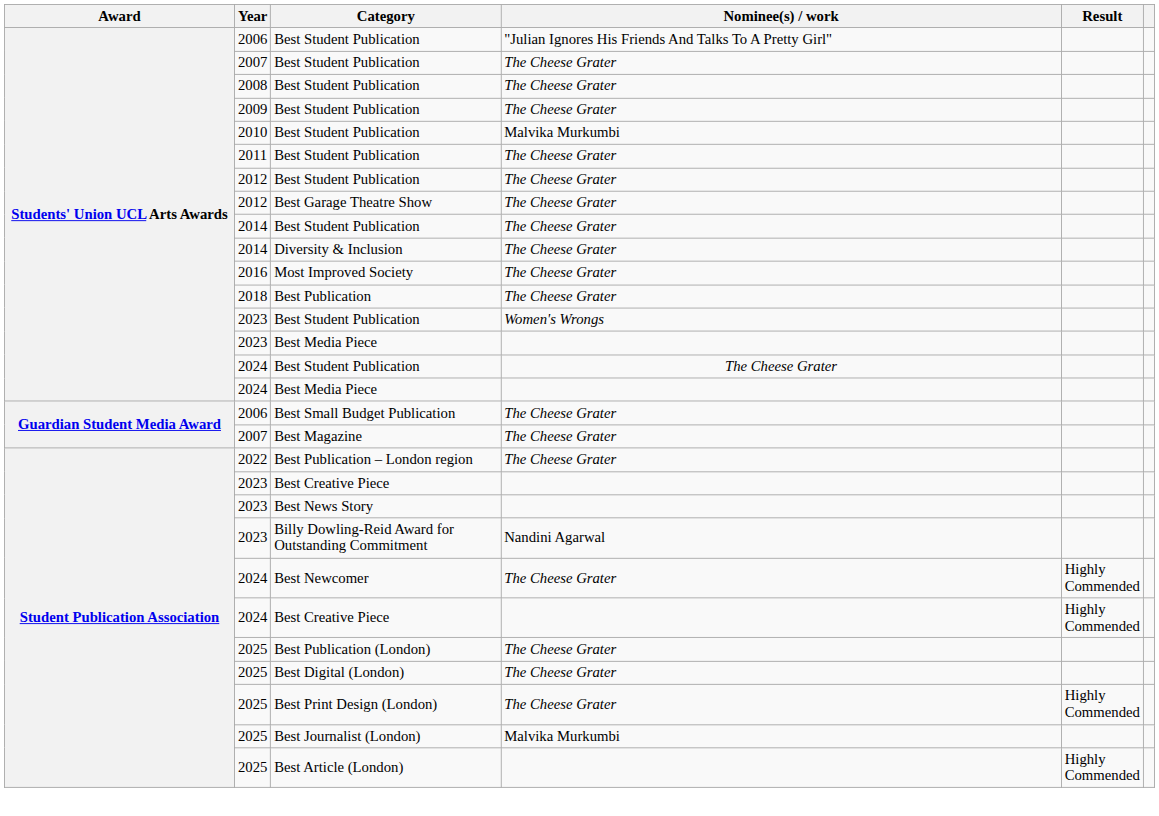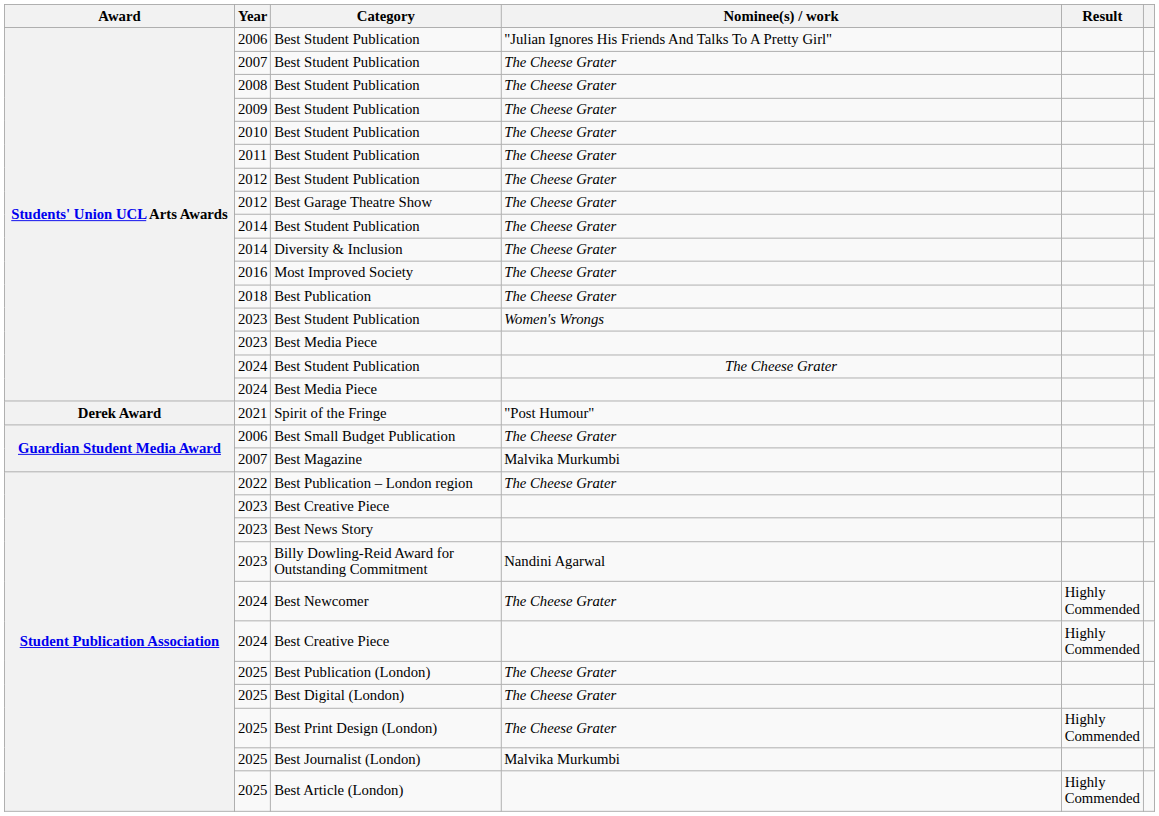(562, 132) Malvika Murkumbi -> (560, 132) The Cheese Grater
+ row: (253, 413)
(560, 436) The Cheese Grater -> (562, 459) Malvika Murkumbi
